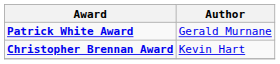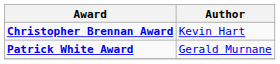rows swapped: (90, 49) <-> (70, 31)
